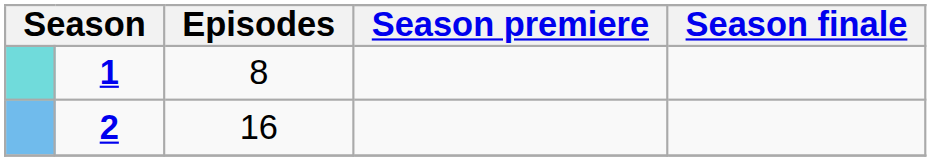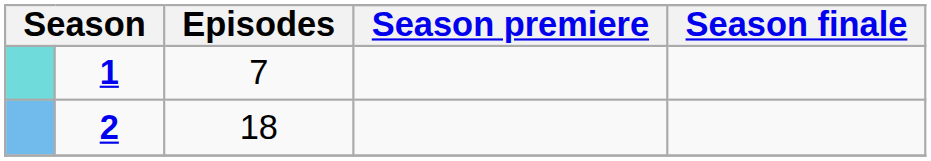(259, 72) 8 -> (259, 72) 7
(259, 127) 16 -> (259, 127) 18
